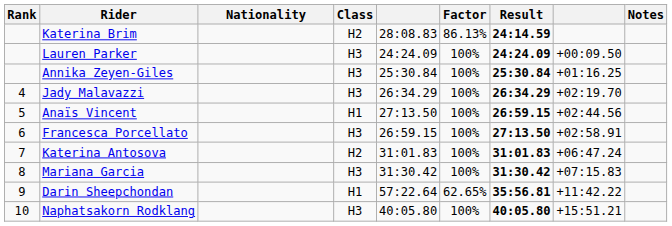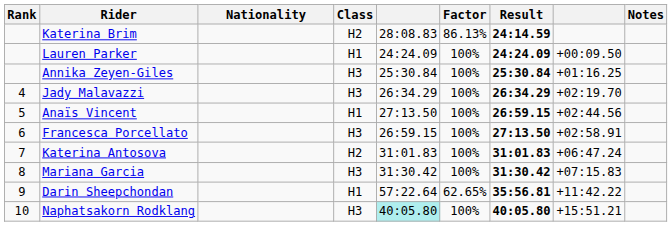(355, 54) H3 -> (355, 54) H1
(408, 211) no background -> (408, 211) paleturquoise background
